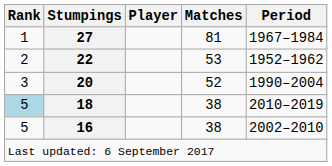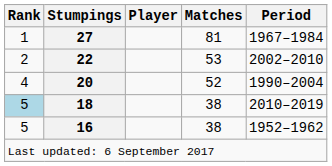(286, 61) 1952–1962 -> (286, 61) 2002–2010
(24, 83) 3 -> (24, 83) 4
(286, 128) 2002–2010 -> (286, 128) 1952–1962
